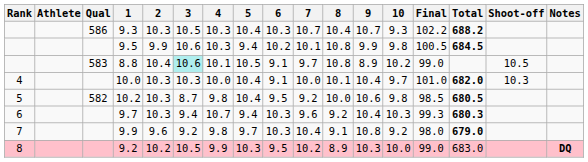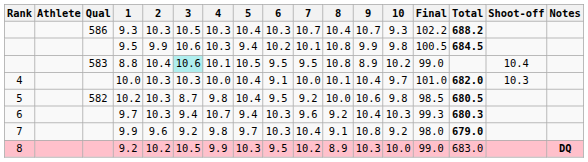(278, 64) 9.1 -> (278, 64) 9.5
(308, 64) 9.7 -> (308, 64) 9.5
(516, 64) 10.5 -> (516, 64) 10.4
